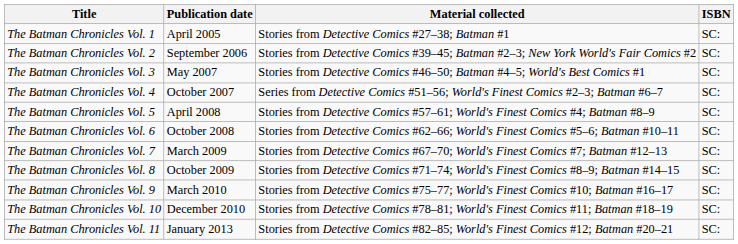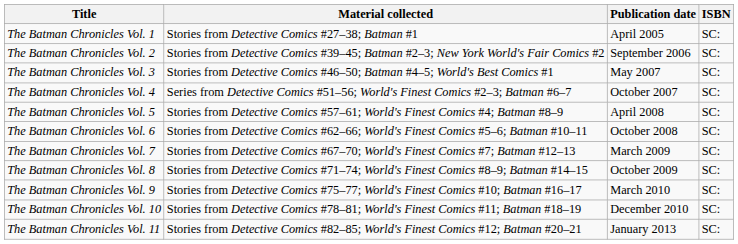columns swapped: (477, 14) <-> (210, 14)
